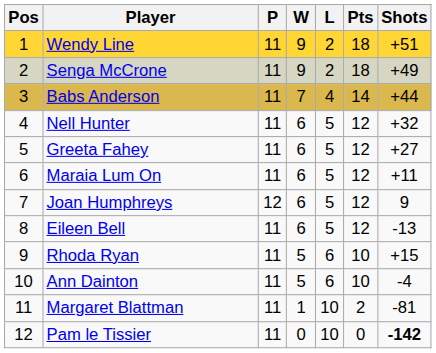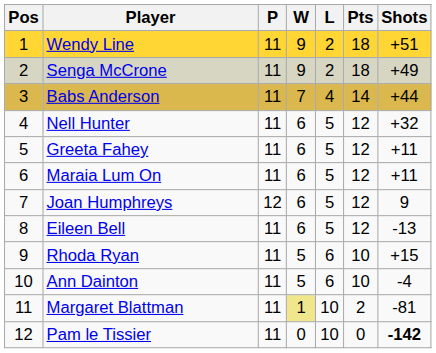(404, 149) +27 -> (404, 149) +11
(301, 307) no background -> (301, 307) khaki background
